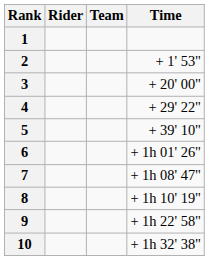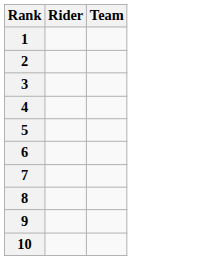- column: (166, 15)
